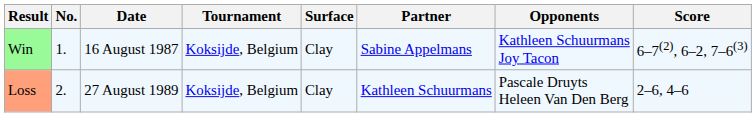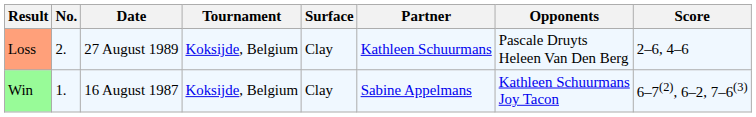rows swapped: (20, 48) <-> (22, 90)
